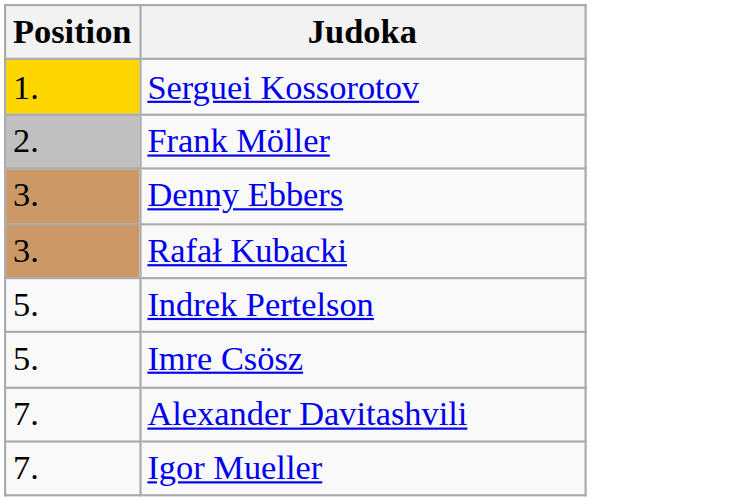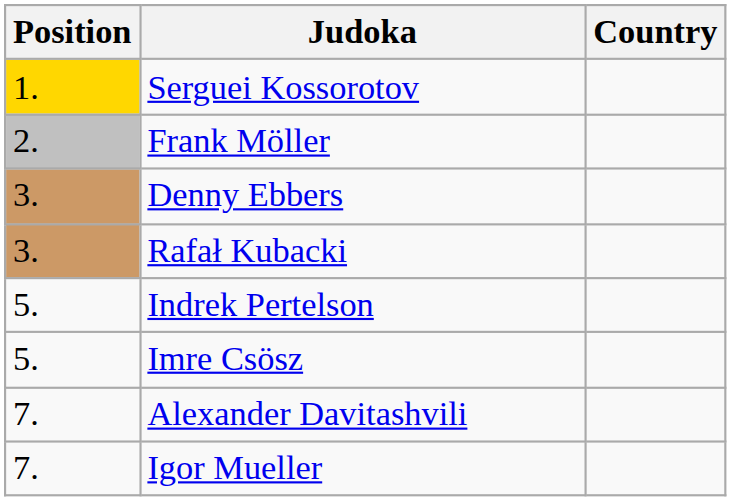+ column: (655, 31)
